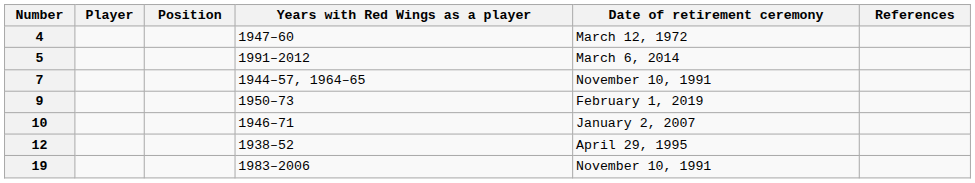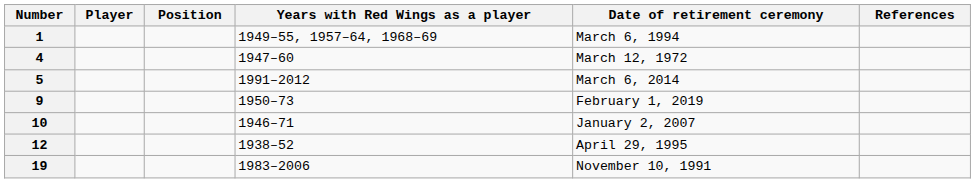+ row: (39, 37)
- row: (39, 80)
